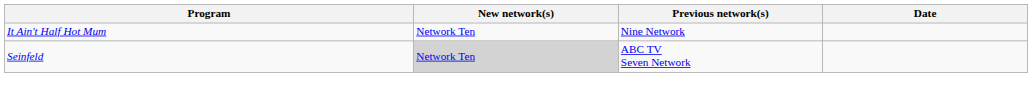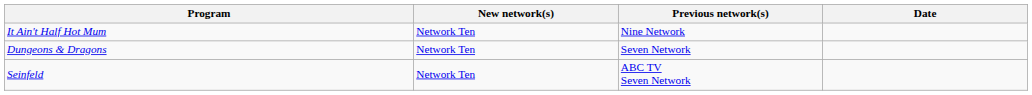+ row: (57, 50)
(446, 56) lightgrey background -> (446, 74) no background
